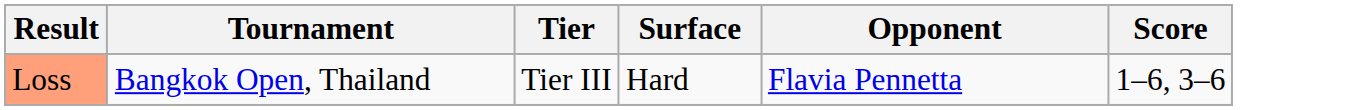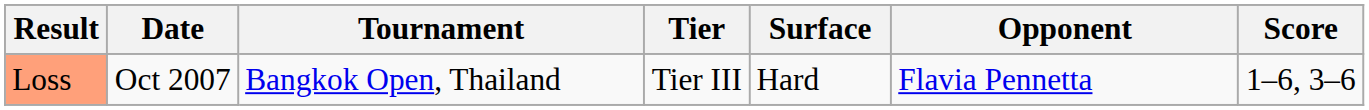+ column: (173, 29)
